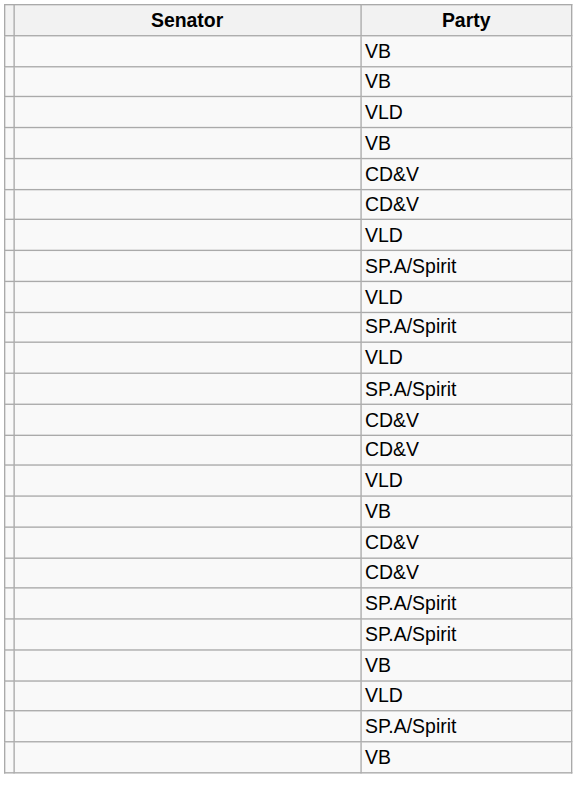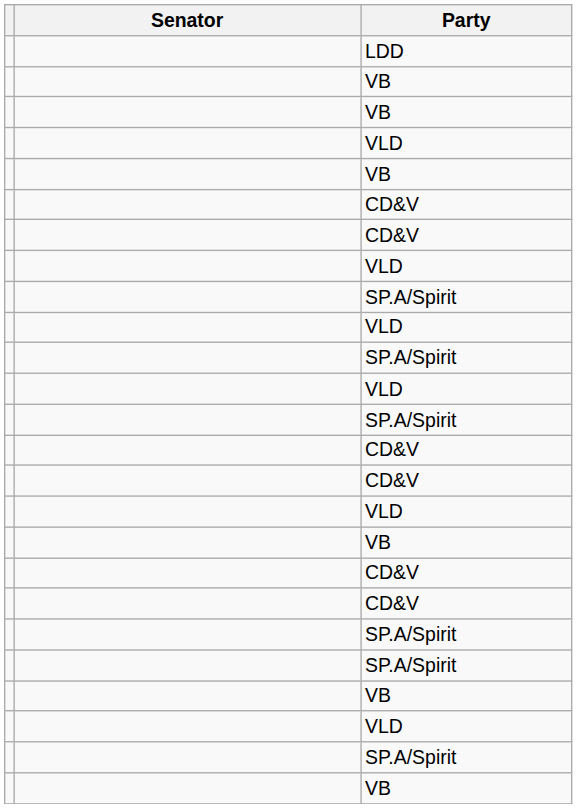+ row: (9, 51)
